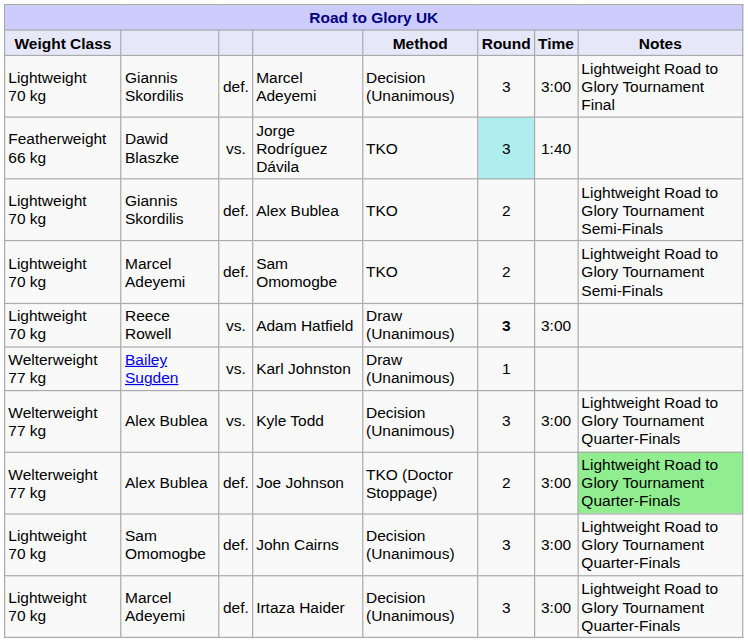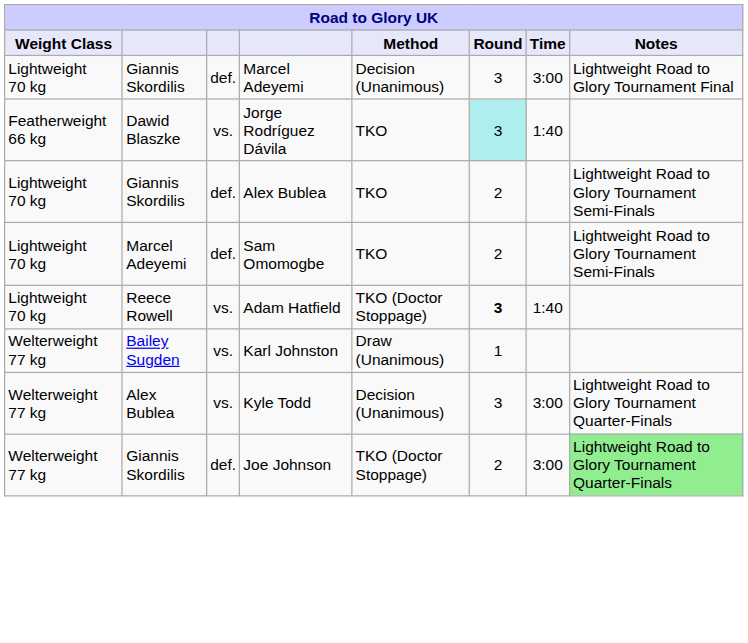(410, 325) Draw (Unanimous) -> (399, 306) TKO (Doctor Stoppage)
(556, 325) 3:00 -> (548, 306) 1:40
(166, 483) Alex Bublea -> (156, 465) Giannis Skordilis
- row: (297, 545)
- row: (300, 606)
